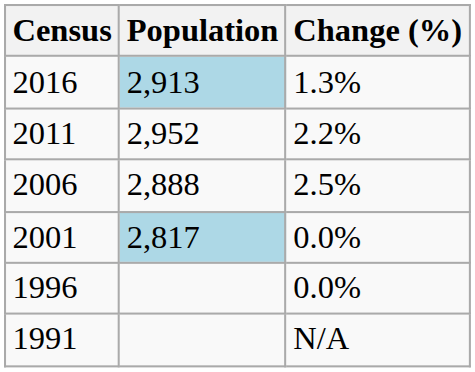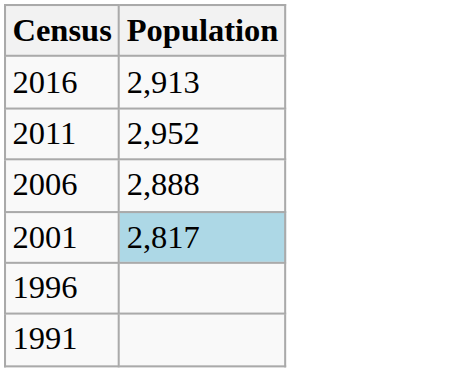- column: (378, 30)
(163, 81) lightblue background -> (163, 81) no background
